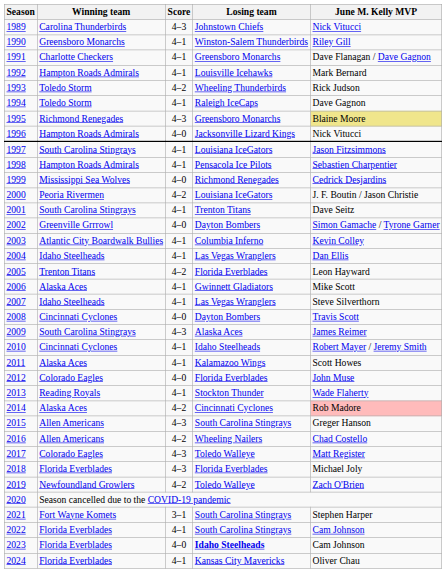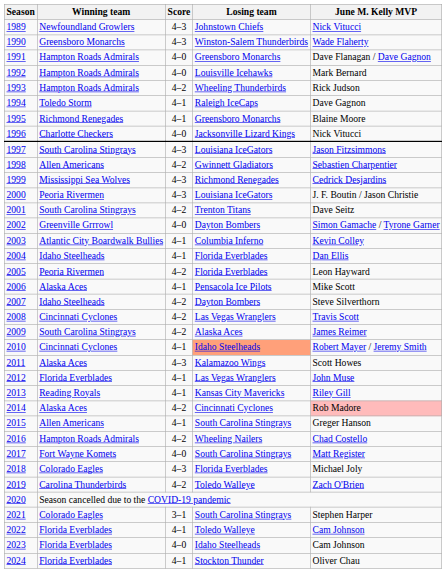(83, 27) Carolina Thunderbirds -> (87, 27) Newfoundland Growlers
(179, 42) 4–1 -> (179, 42) 4–3
(332, 42) Riley Gill -> (341, 42) Wade Flaherty
(76, 57) Charlotte Checkers -> (89, 57) Hampton Roads Admirals
(179, 57) 4–1 -> (179, 57) 4–0
(179, 73) 4–1 -> (179, 73) 4–0
(65, 88) Toledo Storm -> (89, 88) Hampton Roads Admirals
(179, 118) 4–3 -> (179, 118) 4–1
(339, 118) khaki background -> (339, 118) no background
(89, 133) Hampton Roads Admirals -> (76, 133) Charlotte Checkers
(179, 149) 4–1 -> (179, 149) 4–3
(89, 164) Hampton Roads Admirals -> (72, 164) Allen Americans
(179, 164) 4–1 -> (179, 164) 4–2
(233, 164) Pensacola Ice Pilots -> (234, 164) Gwinnett Gladiators
(179, 180) 4–0 -> (179, 180) 4–3
(179, 195) 4–2 -> (179, 195) 4–3
(179, 210) 4–1 -> (179, 210) 4–2
(235, 256) Las Vegas Wranglers -> (231, 256) Florida Everblades
(67, 271) Trenton Titans -> (72, 271) Peoria Rivermen
(234, 286) Gwinnett Gladiators -> (233, 286) Pensacola Ice Pilots
(179, 301) 4–1 -> (179, 301) 4–2
(235, 301) Las Vegas Wranglers -> (227, 301) Dayton Bombers
(179, 317) 4–0 -> (179, 317) 4–2
(227, 317) Dayton Bombers -> (235, 317) Las Vegas Wranglers
(179, 332) 4–3 -> (179, 332) 4–2
(227, 347) no background -> (227, 347) lightsalmon background
(179, 362) 4–1 -> (179, 362) 4–3
(71, 378) Colorado Eagles -> (76, 378) Florida Everblades
(179, 378) 4–0 -> (179, 378) 4–1
(231, 378) Florida Everblades -> (235, 378) Las Vegas Wranglers
(229, 393) Stockton Thunder -> (240, 393) Kansas City Mavericks
(341, 393) Wade Flaherty -> (332, 393) Riley Gill
(179, 423) 4–3 -> (179, 423) 4–1
(72, 439) Allen Americans -> (89, 439) Hampton Roads Admirals
(71, 454) Colorado Eagles -> (78, 454) Fort Wayne Komets
(179, 454) 4–3 -> (179, 454) 4–0
(225, 454) Toledo Walleye -> (243, 454) South Carolina Stingrays
(76, 469) Florida Everblades -> (71, 469) Colorado Eagles
(87, 484) Newfoundland Growlers -> (83, 484) Carolina Thunderbirds
(78, 515) Fort Wayne Komets -> (71, 515) Colorado Eagles
(243, 530) South Carolina Stingrays -> (225, 530) Toledo Walleye
(230, 545) bold -> (227, 545) normal
(240, 560) Kansas City Mavericks -> (229, 560) Stockton Thunder
